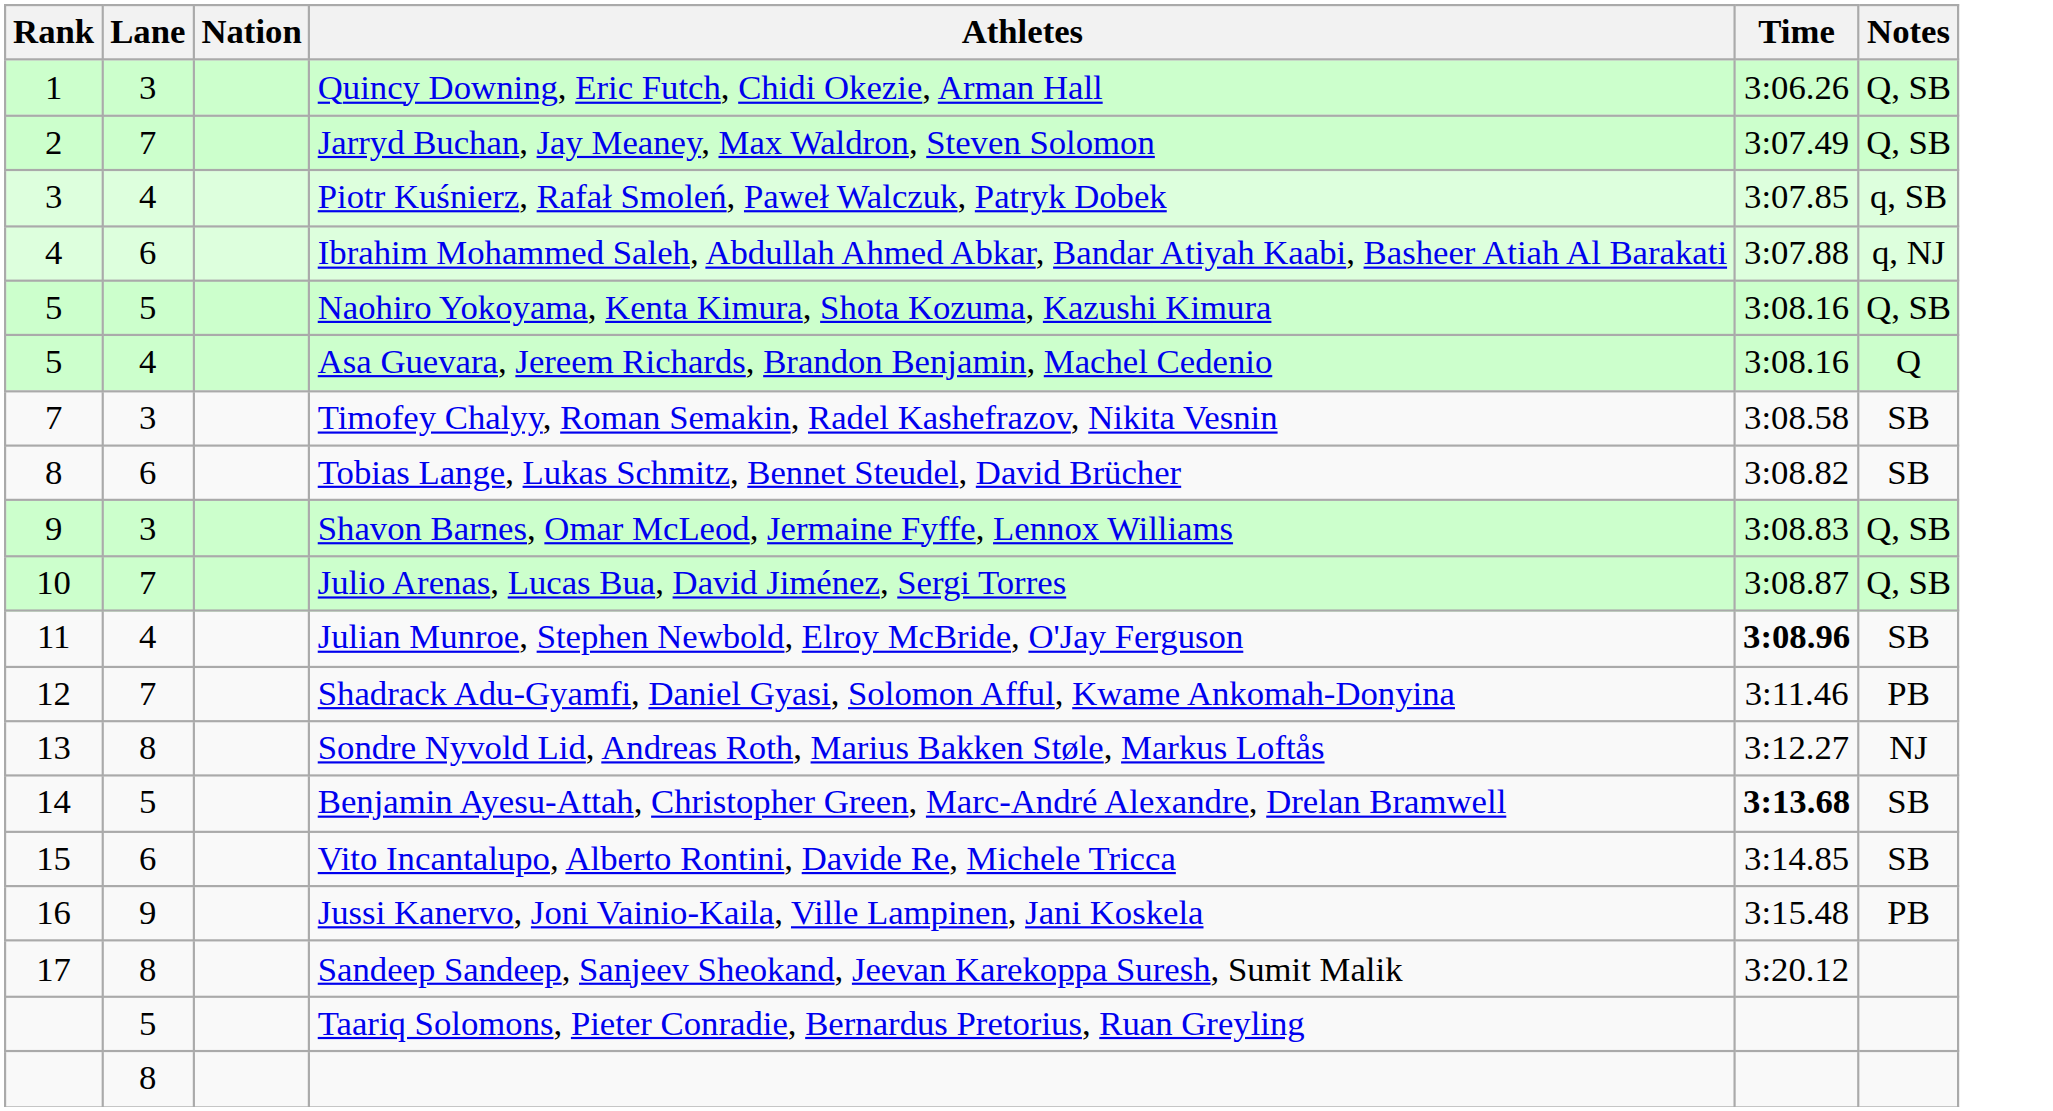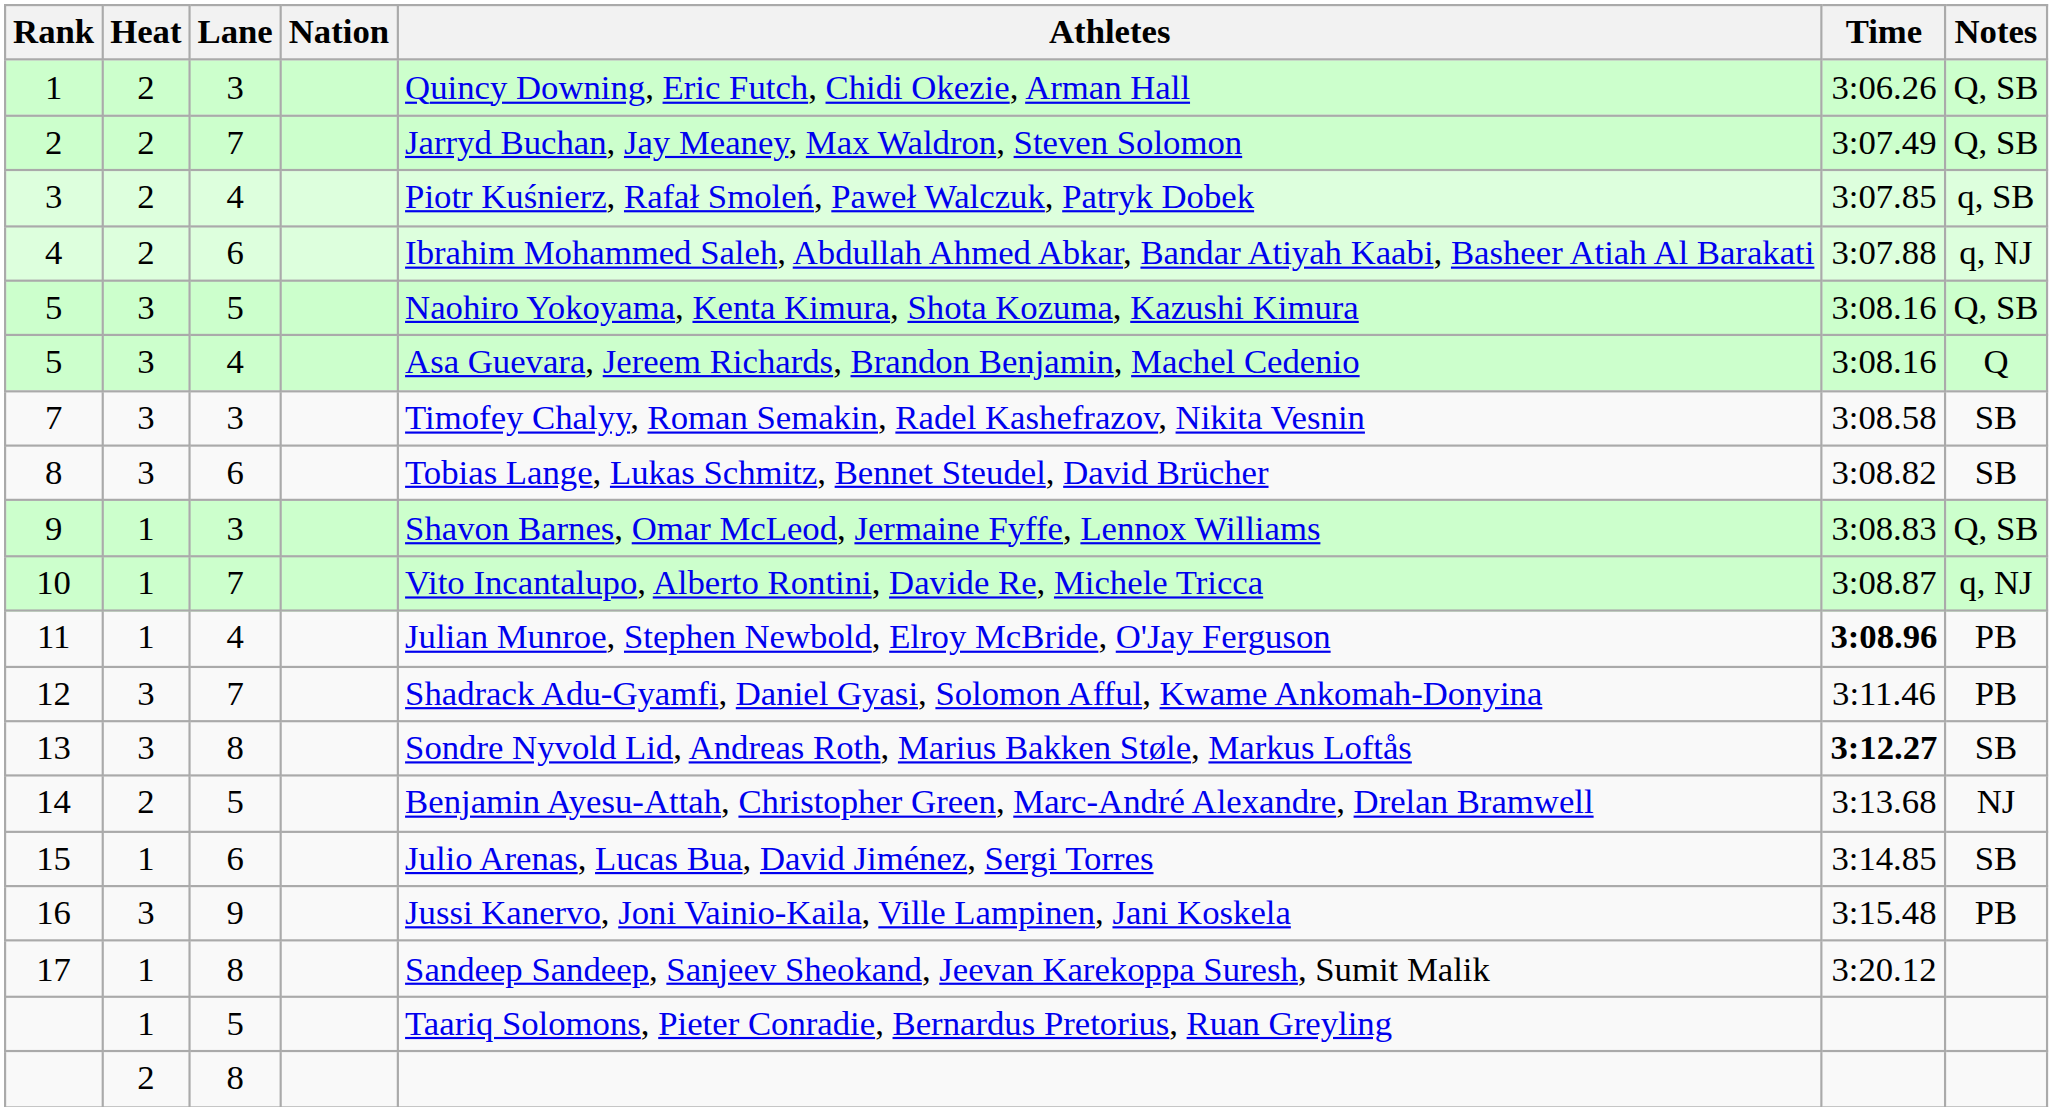+ column: (146, 32)
(692, 582) Julio Arenas, Lucas Bua, David Jiménez, Sergi Torres -> (834, 582) Vito Incantalupo, Alberto Rontini, Davide Re, Michele Tricca
(1909, 582) Q, SB -> (1996, 582) q, NJ
(1909, 637) SB -> (1996, 637) PB
(1797, 747) normal -> (1884, 747) bold
(1909, 747) NJ -> (1996, 747) SB
(1797, 802) bold -> (1884, 802) normal
(1909, 802) SB -> (1996, 802) NJ
(747, 857) Vito Incantalupo, Alberto Rontini, Davide Re, Michele Tricca -> (779, 857) Julio Arenas, Lucas Bua, David Jiménez, Sergi Torres
